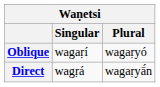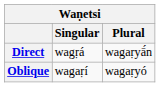rows swapped: (28, 71) <-> (28, 52)
